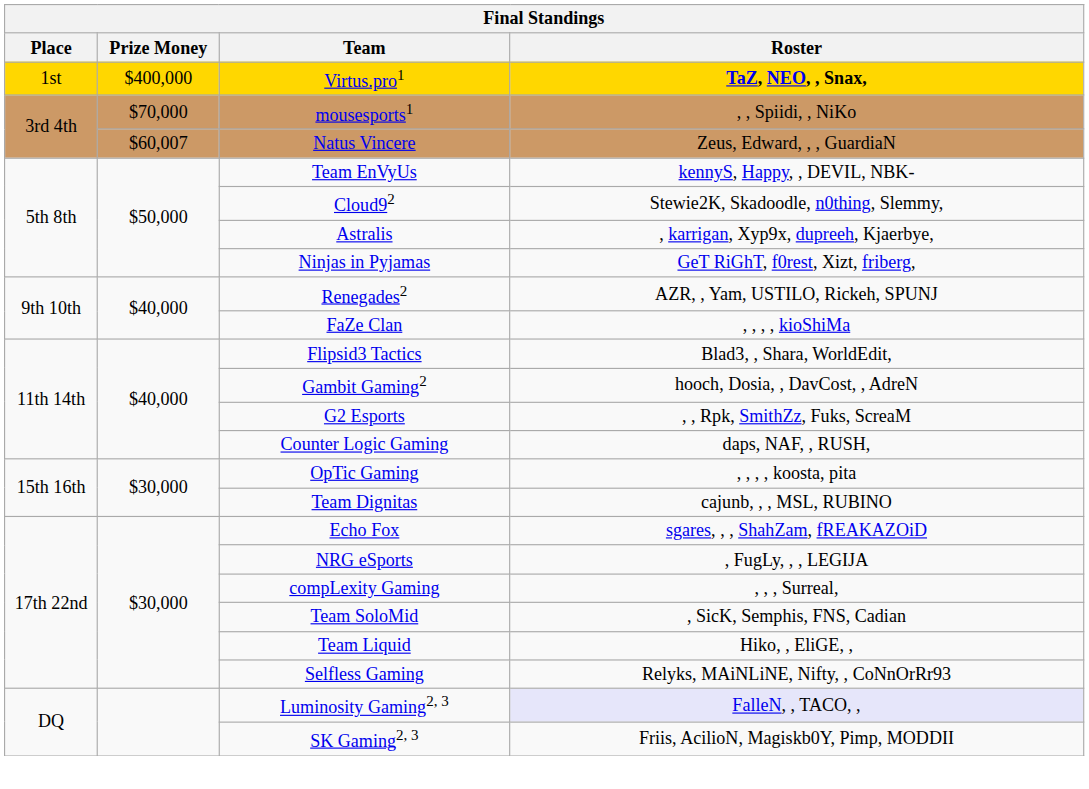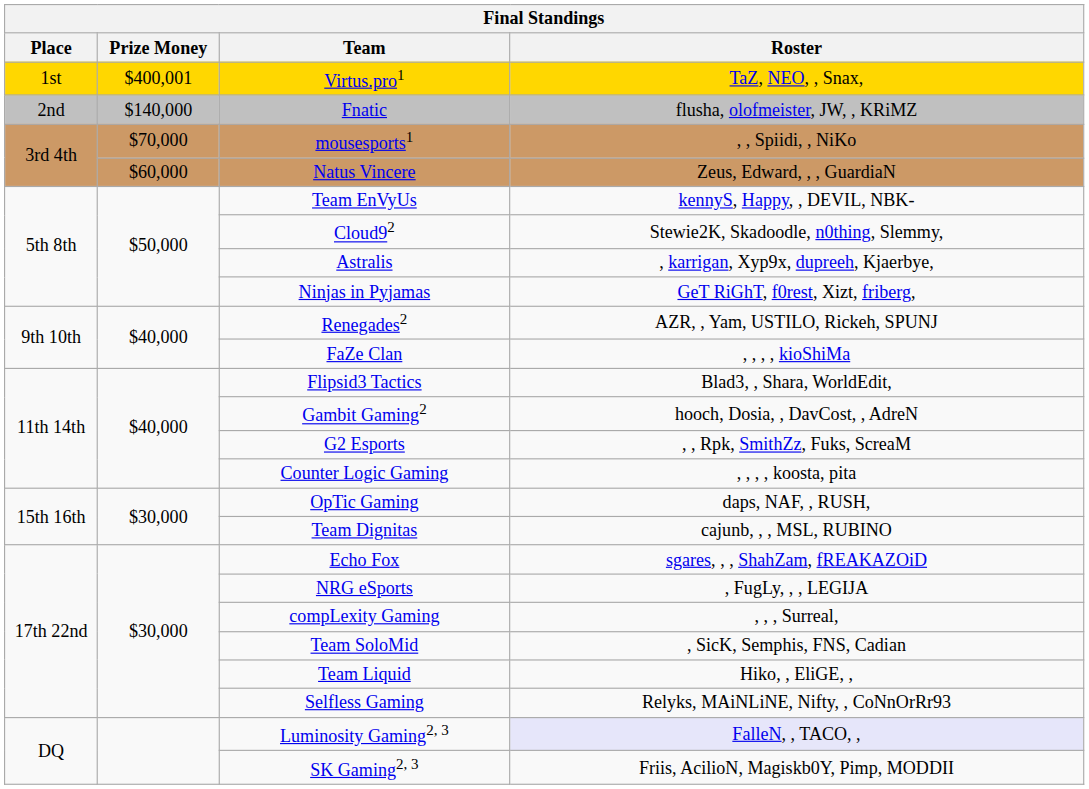(158, 78) $400,000 -> (158, 78) $400,001
(796, 78) bold -> (796, 78) normal
+ row: (364, 109)
(158, 143) $60,007 -> (158, 171) $60,000
(796, 444) daps, NAF, , RUSH, -> (796, 473) , , , , koosta, pita
(796, 473) , , , , koosta, pita -> (796, 502) daps, NAF, , RUSH,
